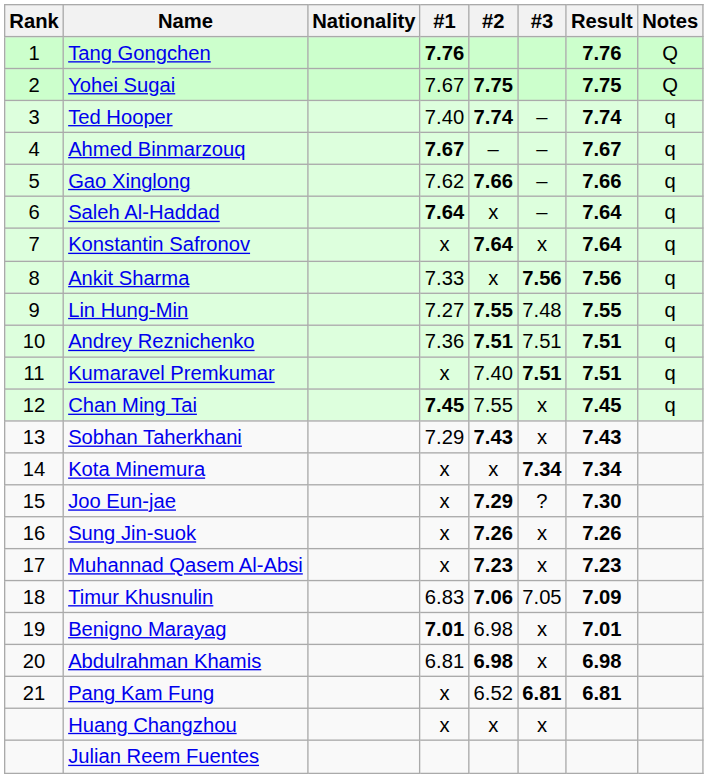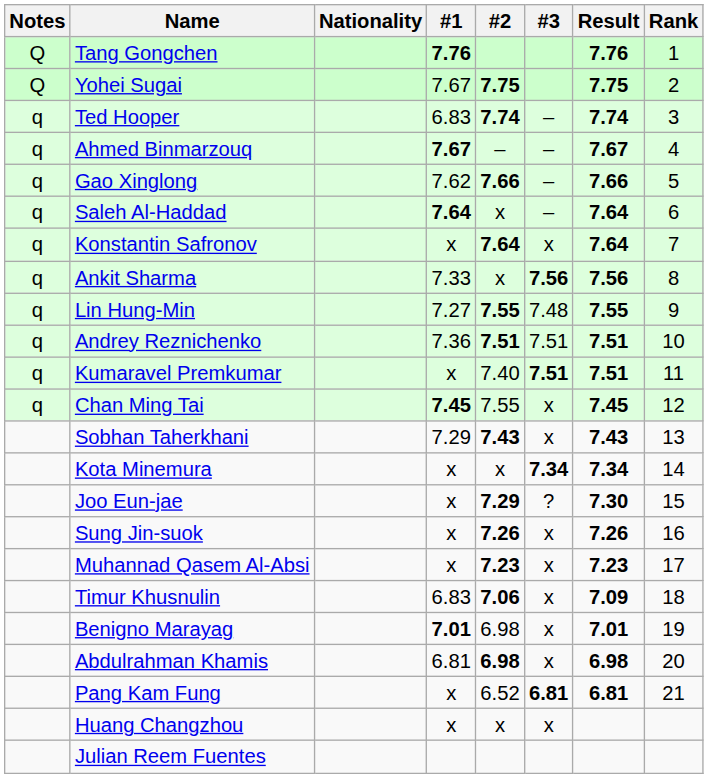columns swapped: (34, 21) <-> (670, 21)
(445, 117) 7.40 -> (451, 117) 6.83
(542, 597) 7.05 -> (549, 597) x
